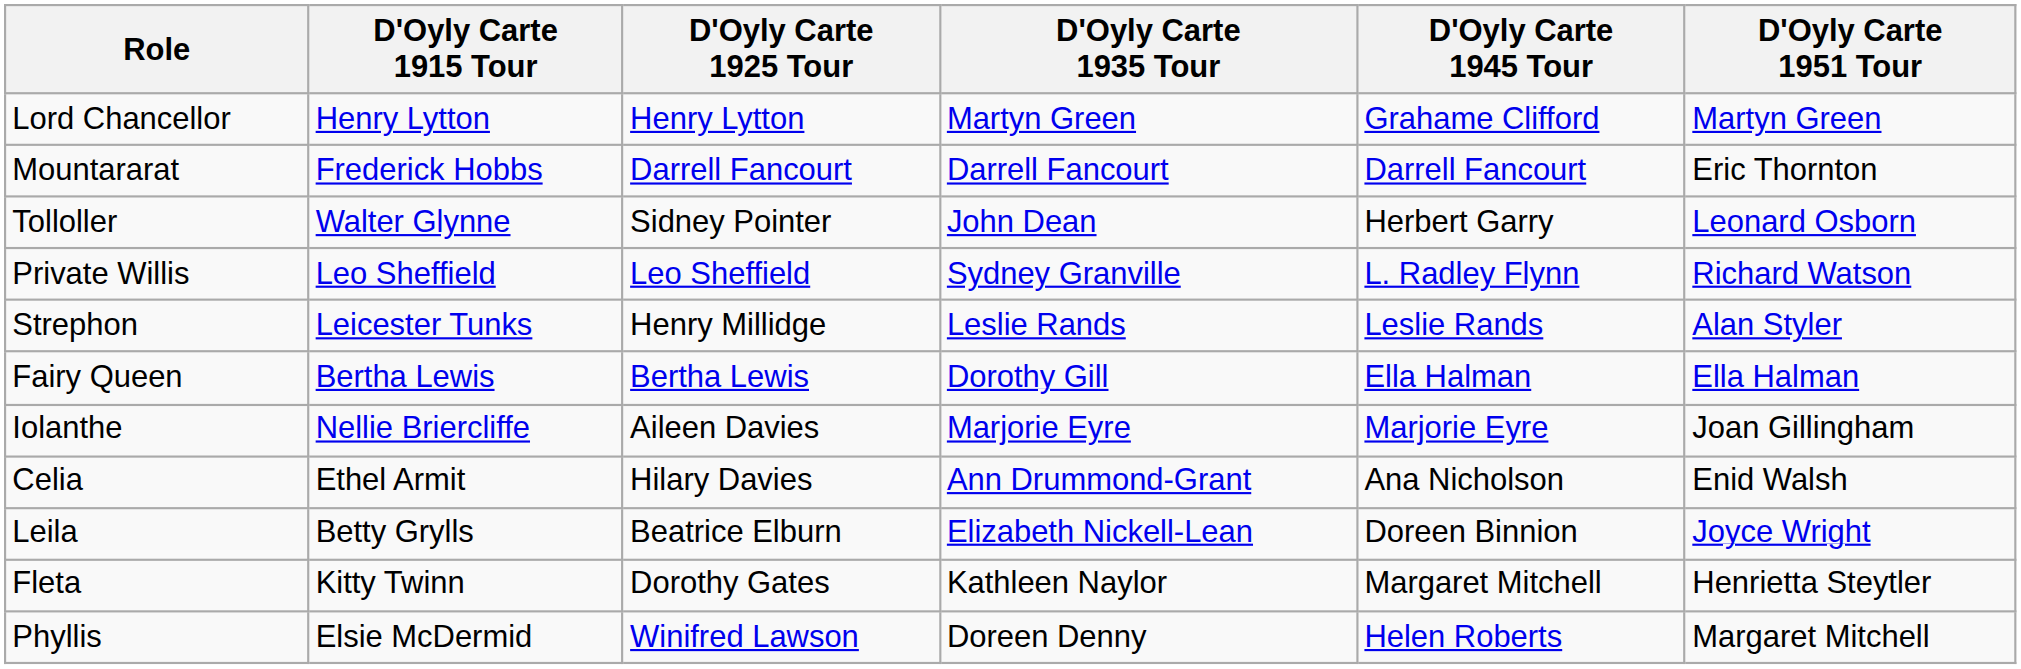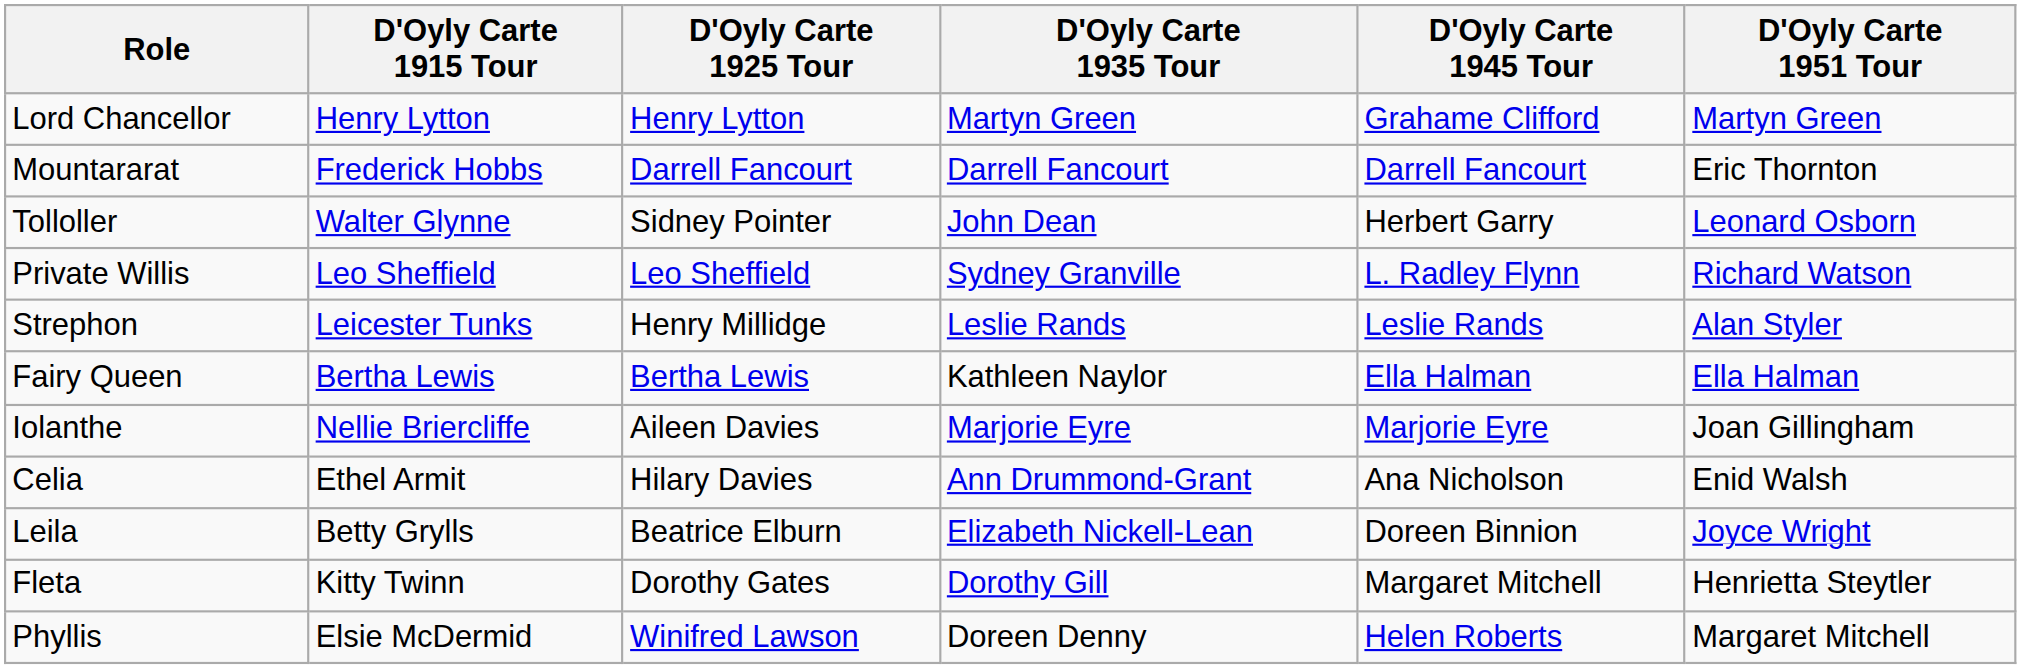(1028, 377) Dorothy Gill -> (1057, 377) Kathleen Naylor
(1057, 584) Kathleen Naylor -> (1028, 584) Dorothy Gill
